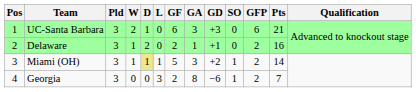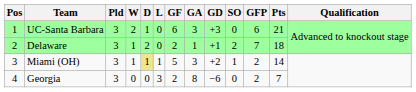(234, 45) 0 -> (234, 45) 2
(257, 45) 2 -> (257, 45) 7
(279, 45) 16 -> (279, 45) 18
(234, 78) 1 -> (234, 78) 0
